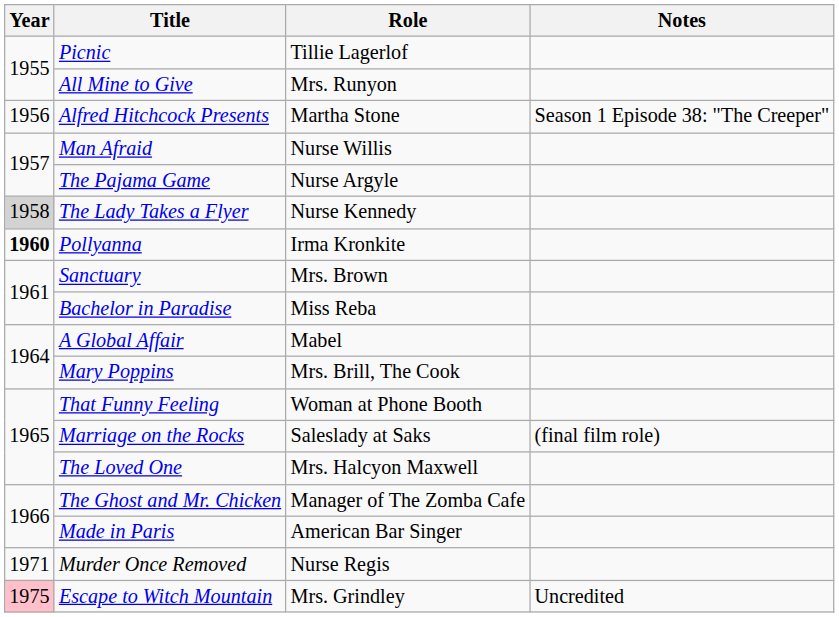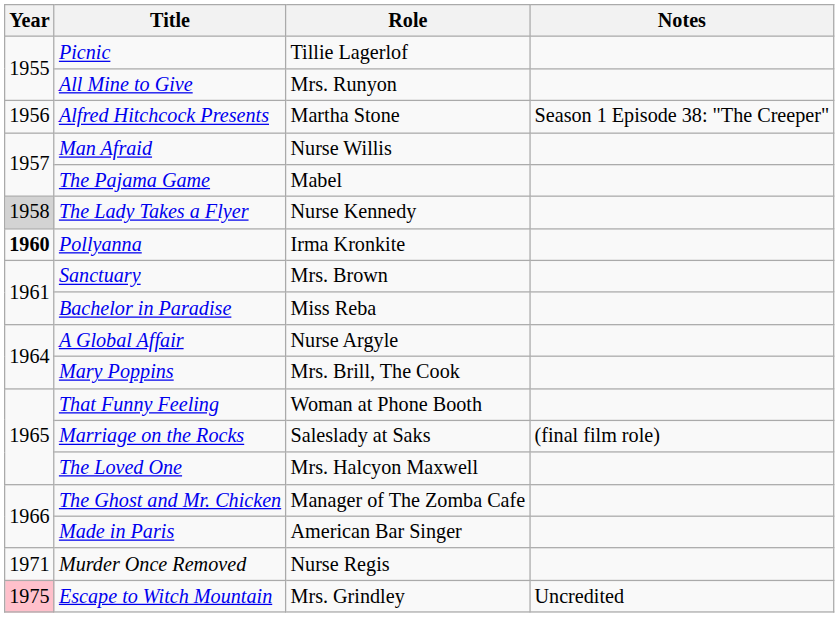(344, 180) Nurse Argyle -> (316, 180) Mabel
(316, 340) Mabel -> (344, 340) Nurse Argyle
